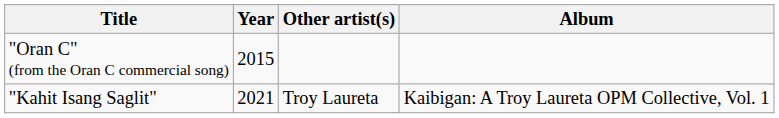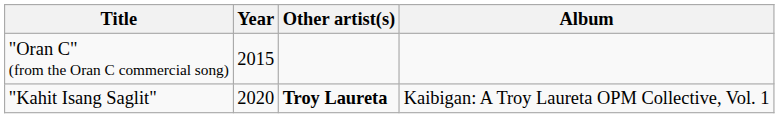(256, 98) 2021 -> (256, 98) 2020
(331, 98) normal -> (335, 98) bold
